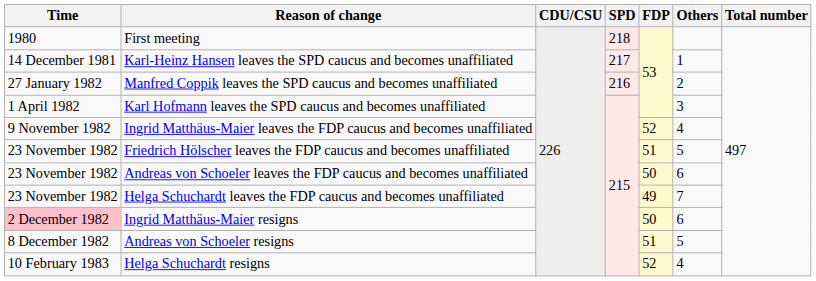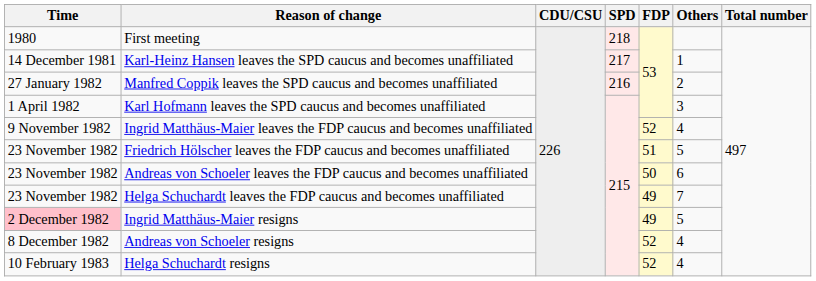(649, 219) 50 -> (649, 219) 49
(680, 219) 6 -> (680, 219) 5
(649, 241) 51 -> (649, 241) 52
(680, 241) 5 -> (680, 241) 4
